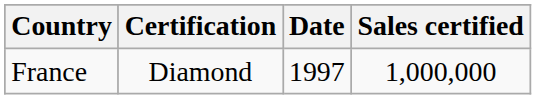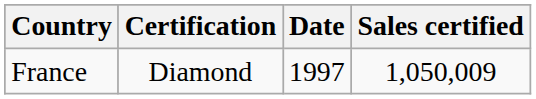(441, 70) 1,000,000 -> (441, 70) 1,050,009
